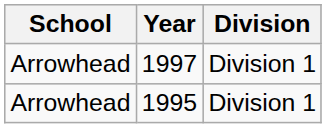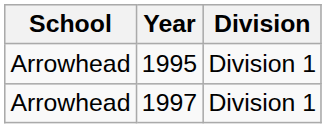rows swapped: (169, 102) <-> (169, 63)
